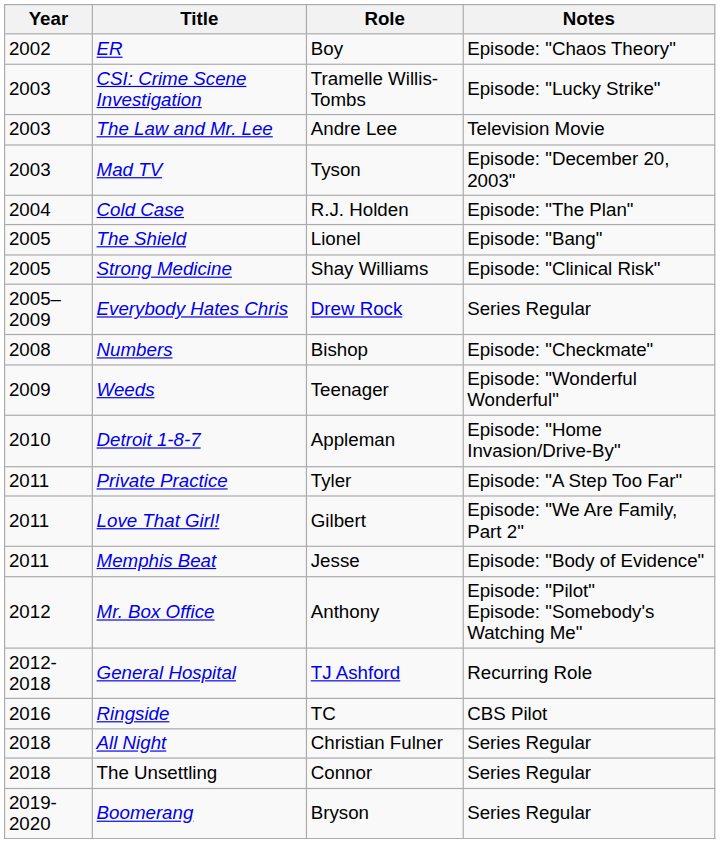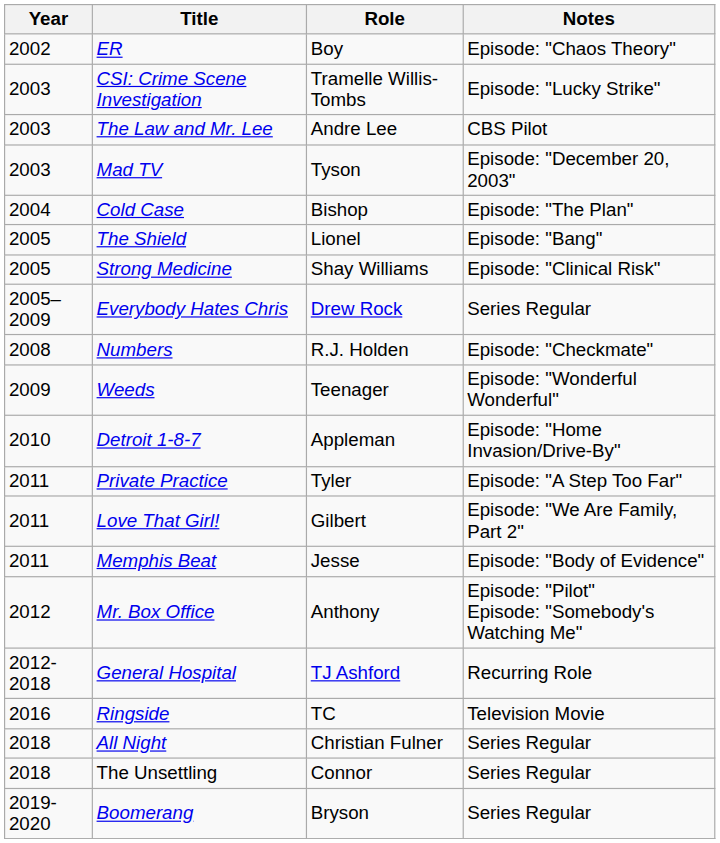(536, 129) Television Movie -> (507, 129) CBS Pilot
(360, 209) R.J. Holden -> (339, 209) Bishop
(339, 349) Bishop -> (360, 349) R.J. Holden
(507, 713) CBS Pilot -> (536, 713) Television Movie
